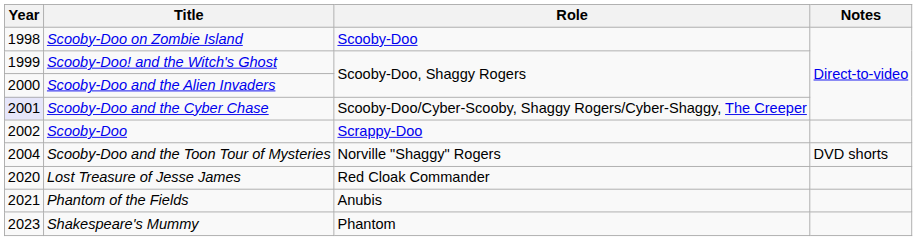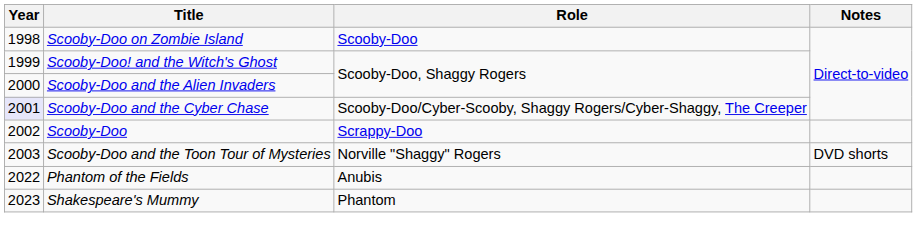(24, 154) 2004 -> (24, 154) 2003
- row: (144, 177)
(24, 200) 2021 -> (24, 177) 2022
